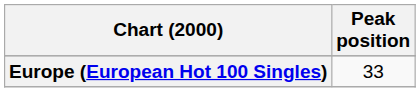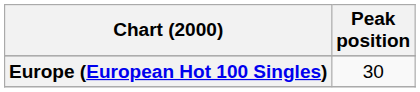(373, 71) 33 -> (373, 71) 30
